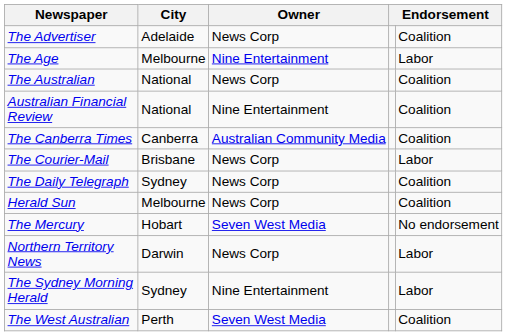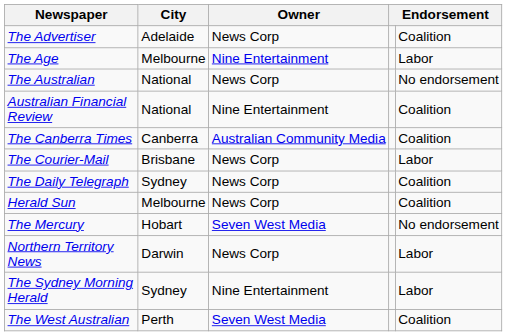(425, 79) Coalition -> (449, 79) No endorsement
